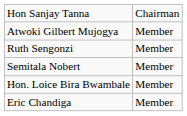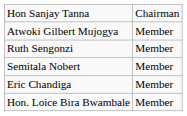rows swapped: (39, 102) <-> (69, 84)
